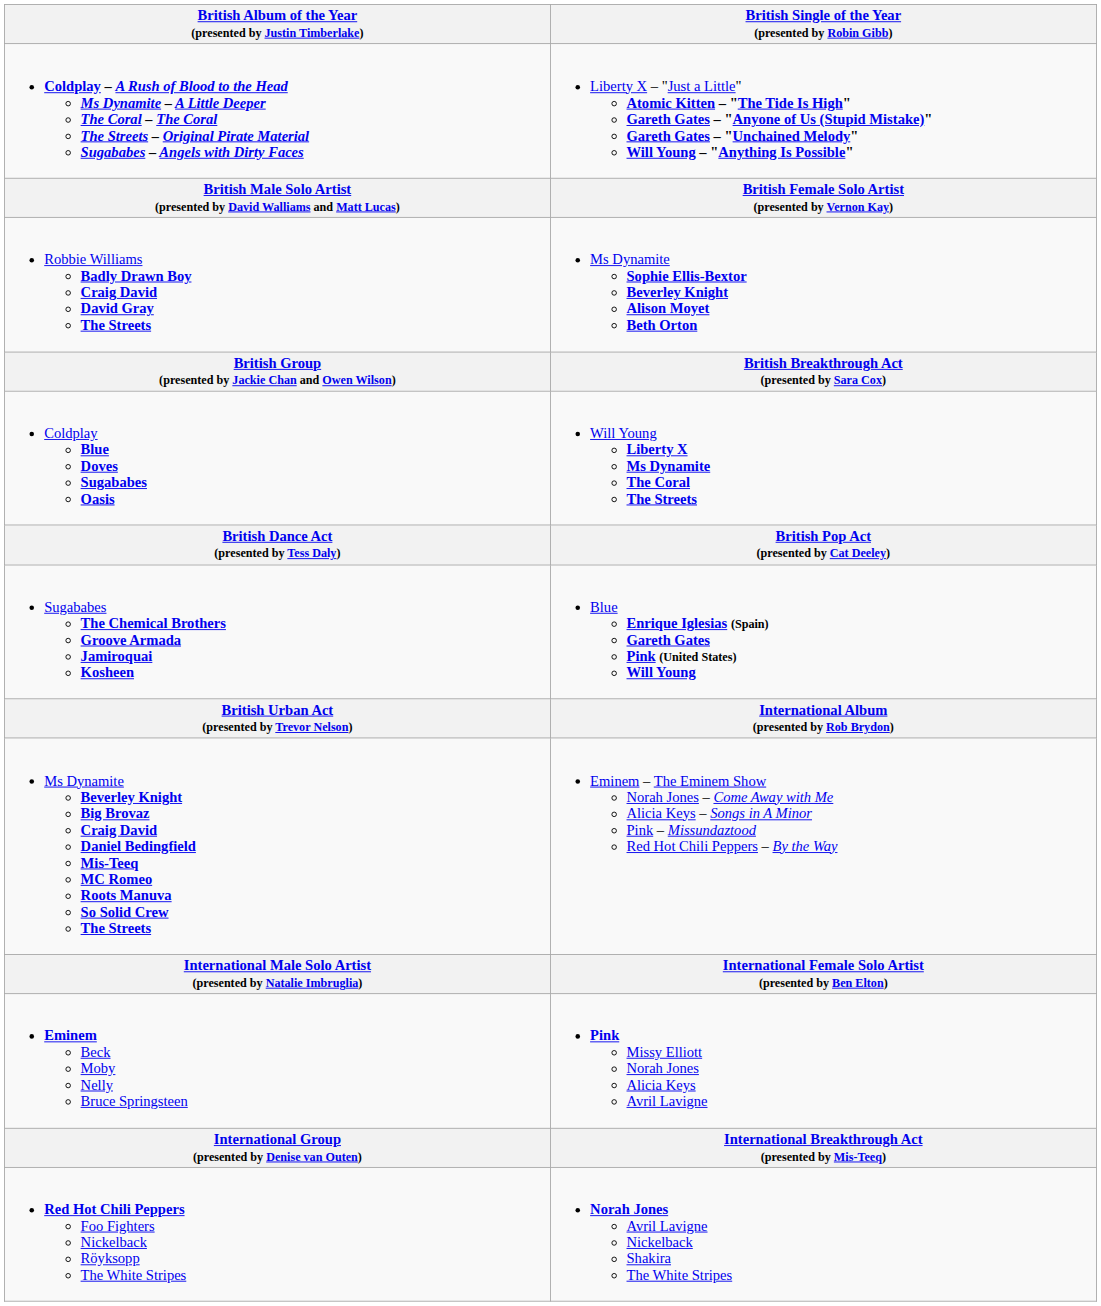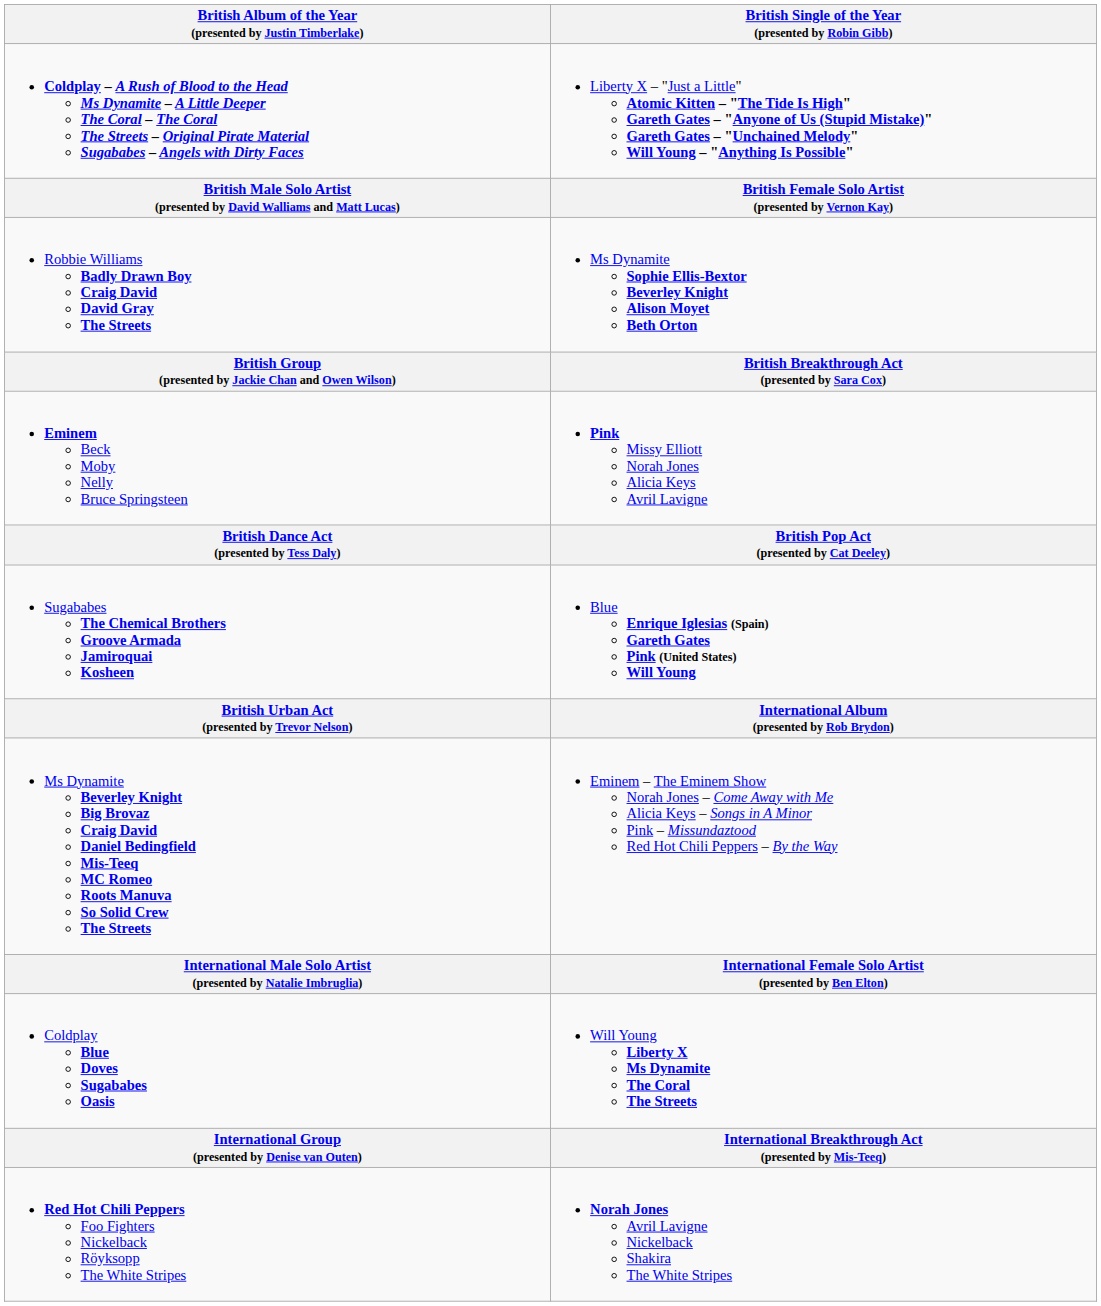rows swapped: (277, 466) <-> (277, 1069)
